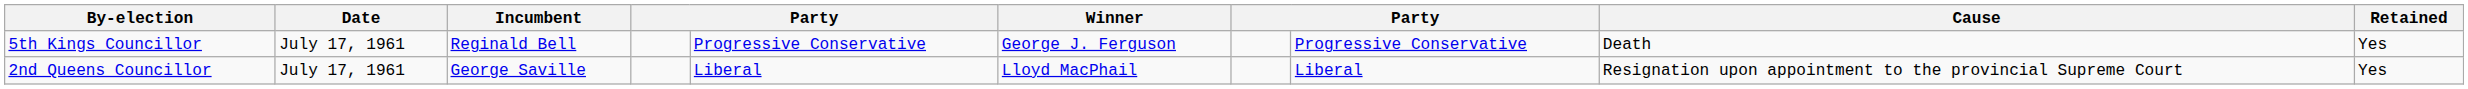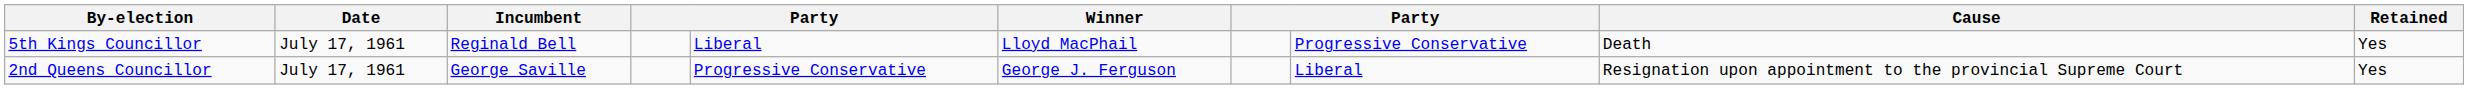(810, 44) Progressive Conservative -> (728, 44) Liberal
(1089, 44) George J. Ferguson -> (1070, 44) Lloyd MacPhail
(728, 70) Liberal -> (810, 70) Progressive Conservative
(1070, 70) Lloyd MacPhail -> (1089, 70) George J. Ferguson
